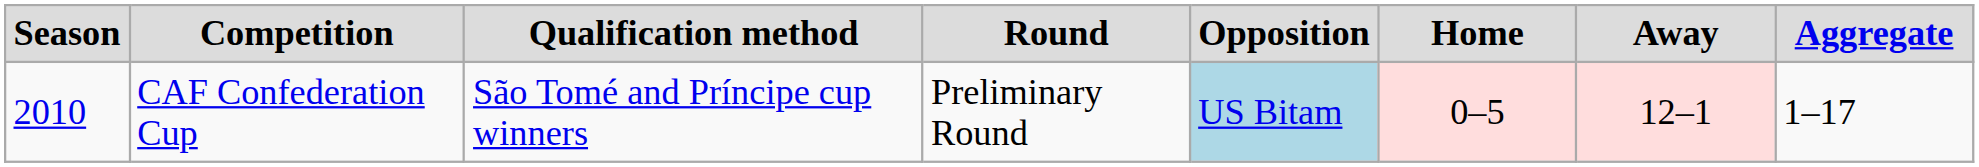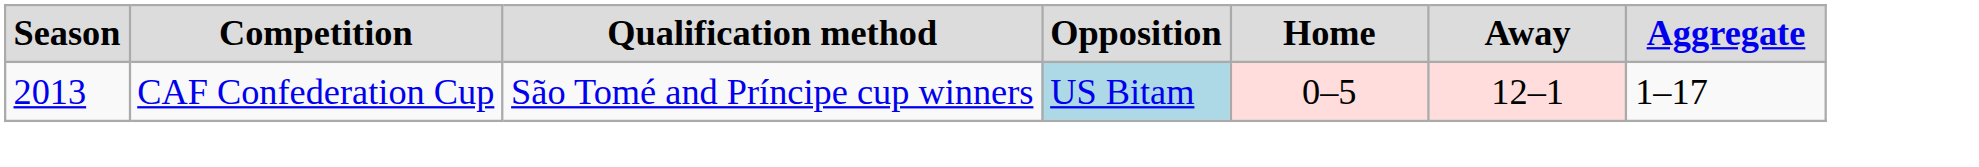- column: (1056, 33)
(50, 111) 2010 -> (50, 90) 2013
